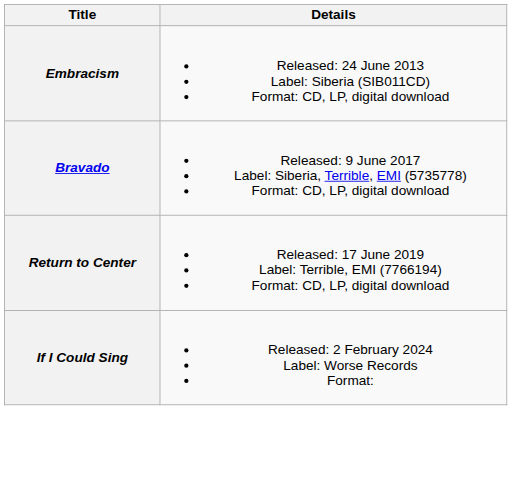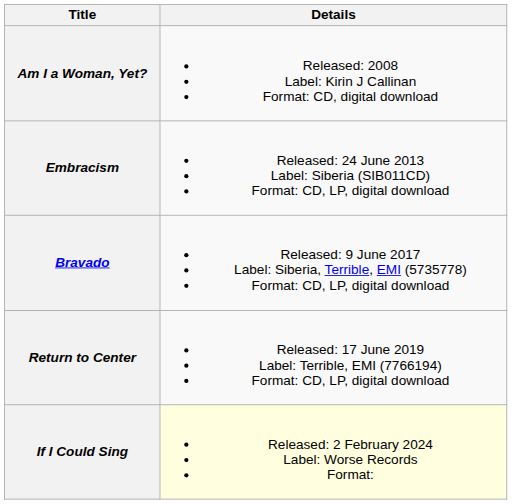+ row: (82, 73)
(333, 365) no background -> (333, 460) lightyellow background
